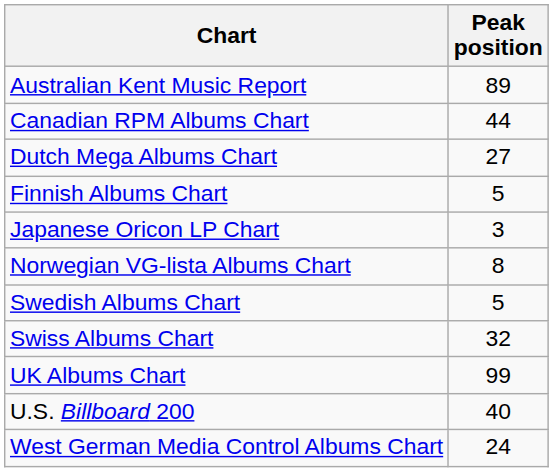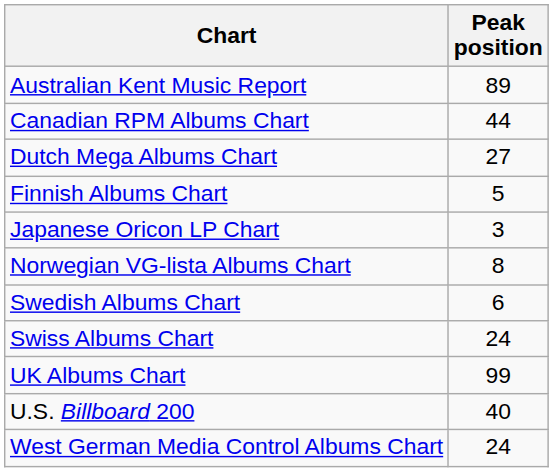(498, 302) 5 -> (498, 302) 6
(498, 338) 32 -> (498, 338) 24
